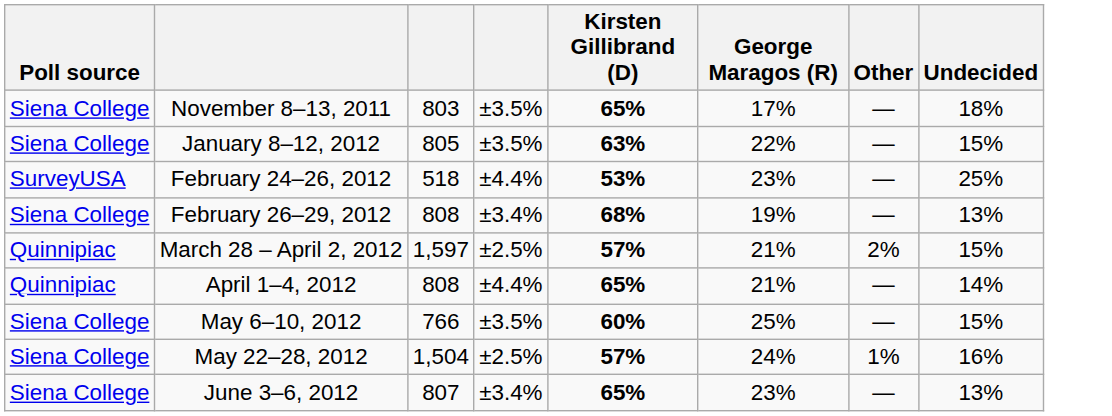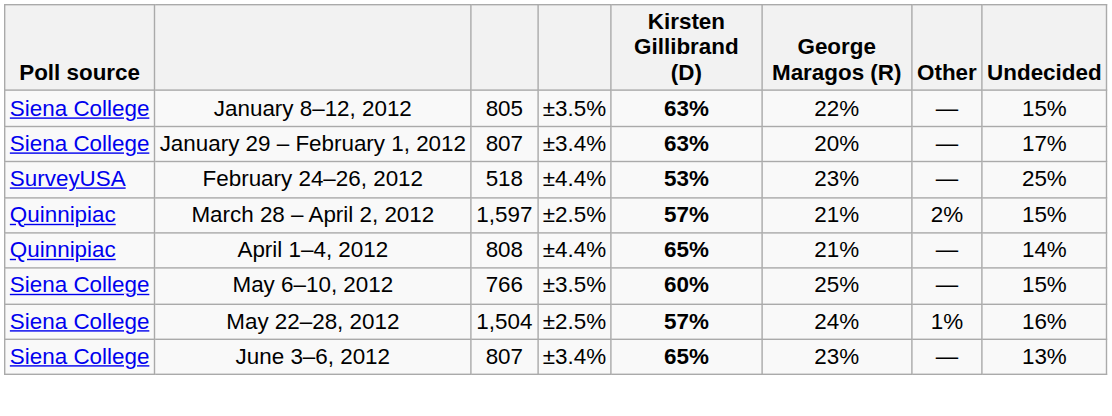- row: (281, 108)
+ row: (313, 143)
- row: (281, 214)
